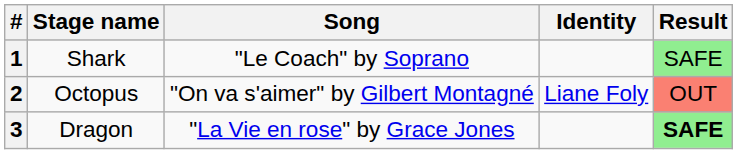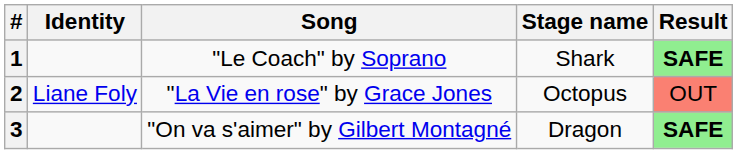columns swapped: (96, 22) <-> (596, 22)
(693, 58) normal -> (693, 58) bold
(352, 93) "On va s'aimer" by Gilbert Montagné -> (329, 93) "La Vie en rose" by Grace Jones
(352, 129) "La Vie en rose" by Grace Jones -> (329, 129) "On va s'aimer" by Gilbert Montagné
